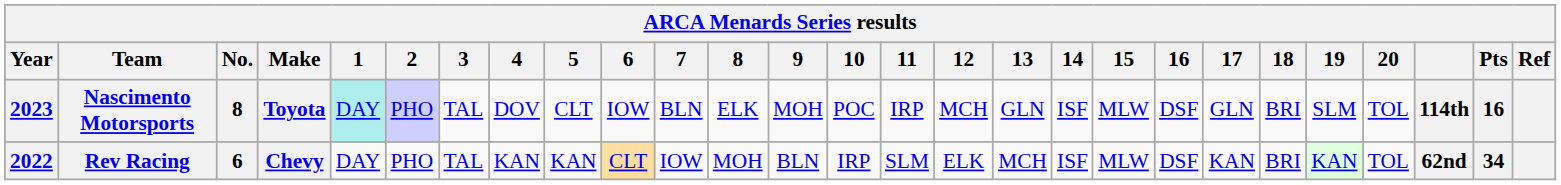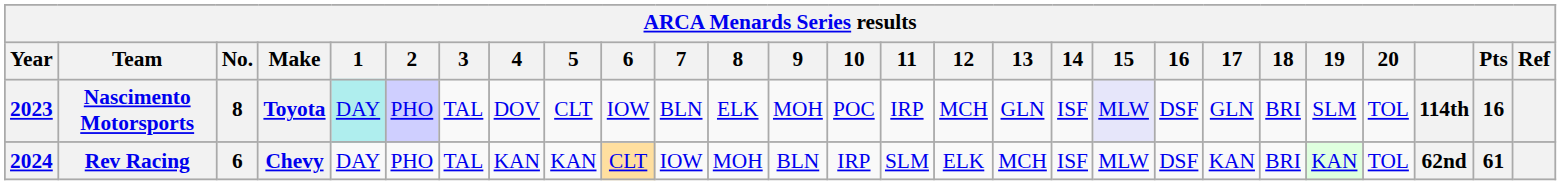(1124, 110) no background -> (1124, 110) lavender background
(31, 160) 2022 -> (31, 160) 2024
(1494, 160) 34 -> (1494, 160) 61
